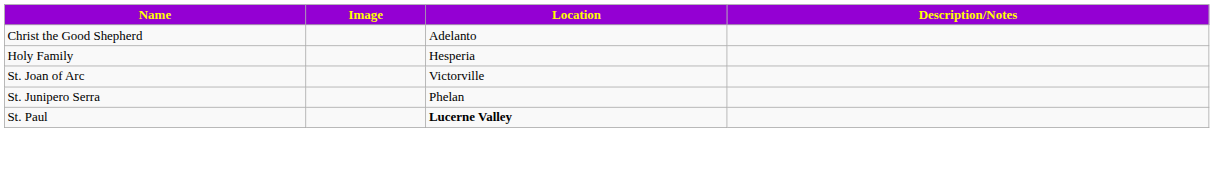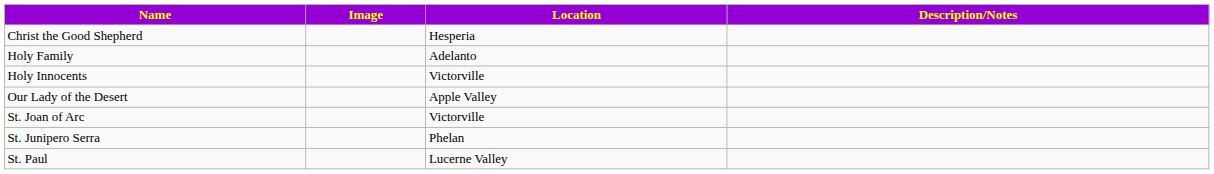(453, 35) Adelanto -> (452, 35) Hesperia
(452, 55) Hesperia -> (453, 55) Adelanto
+ row: (47, 76)
+ row: (67, 96)
(471, 117) bold -> (468, 158) normal
